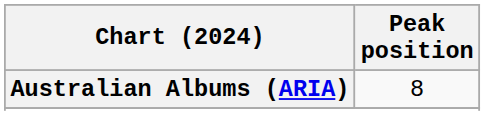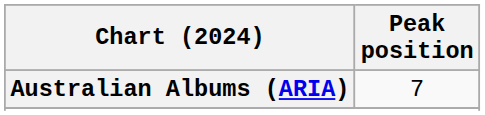(417, 90) 8 -> (417, 90) 7
